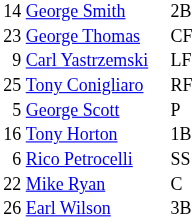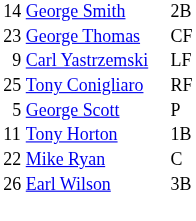(12, 134) 16 -> (12, 134) 11
- row: (79, 159)
